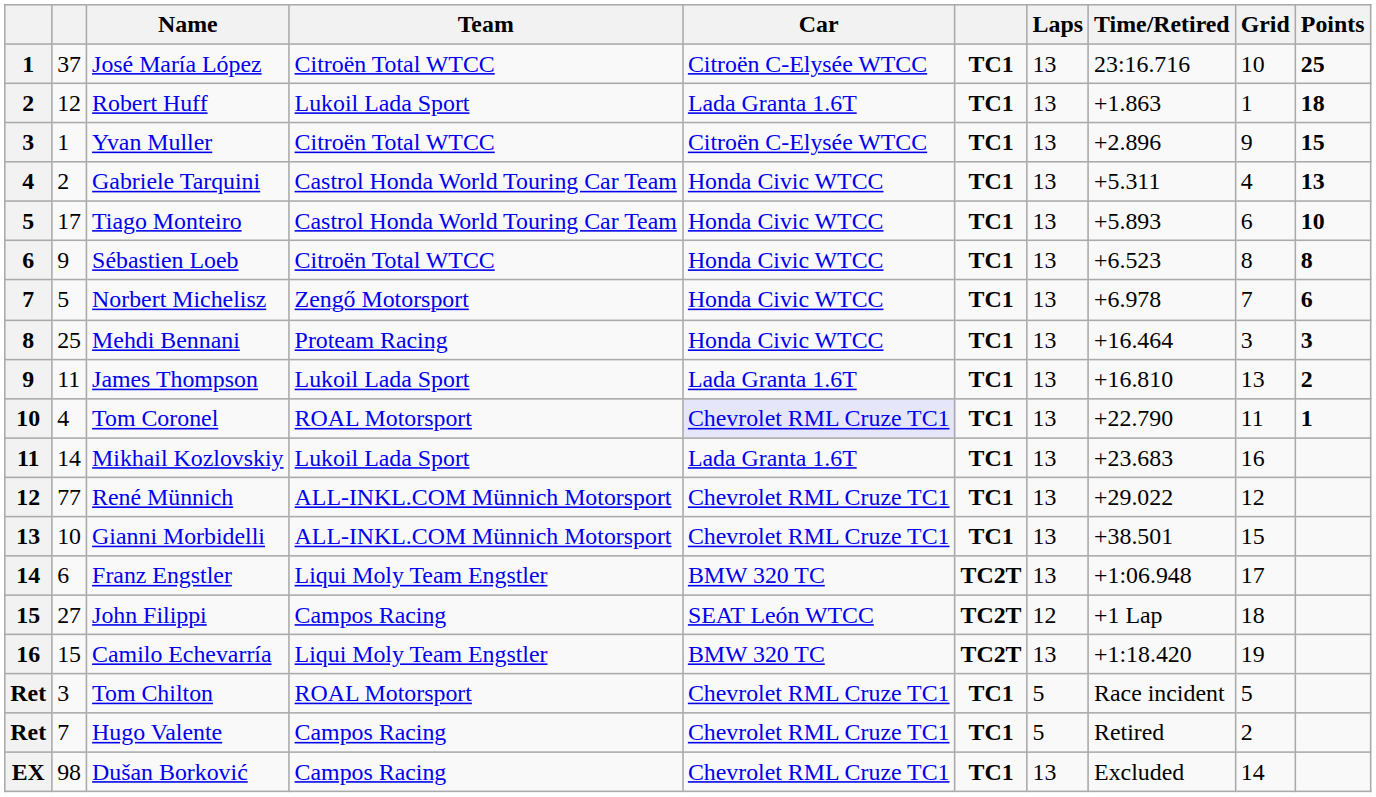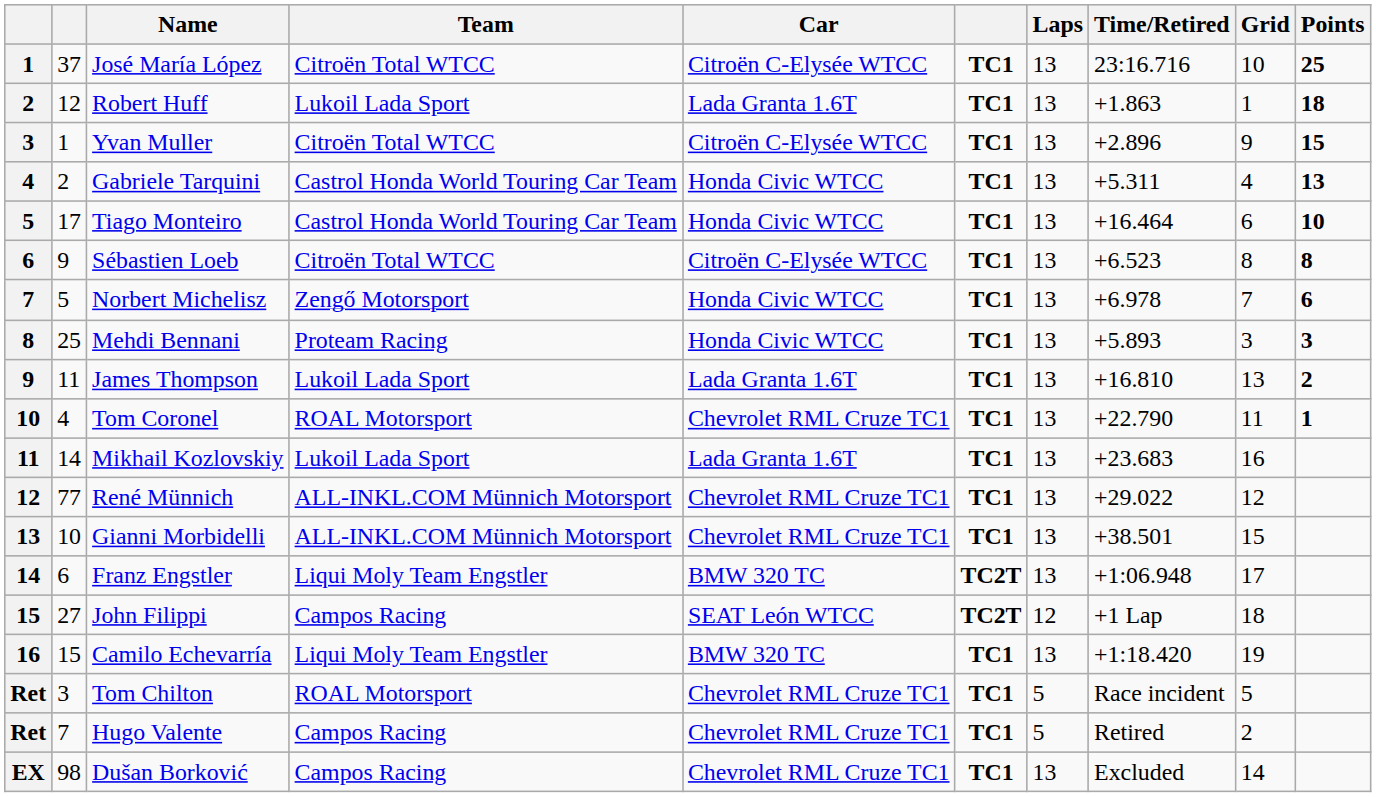(1128, 221) +5.893 -> (1134, 221) +16.464
(786, 260) Honda Civic WTCC -> (808, 260) Citroën C-Elysée WTCC
(1134, 339) +16.464 -> (1128, 339) +5.893
(819, 417) lavender background -> (819, 417) no background
(991, 653) TC2T -> (991, 653) TC1
